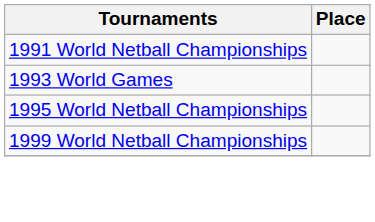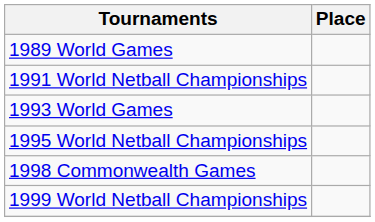+ row: (91, 49)
+ row: (132, 170)
